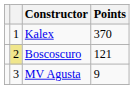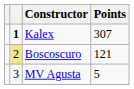(16, 34) normal -> (16, 34) bold
(103, 34) 370 -> (103, 34) 307
(97, 73) 9 -> (97, 73) 5
